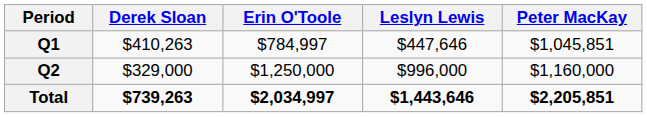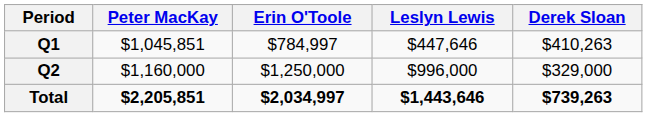columns swapped: (572, 17) <-> (158, 17)
